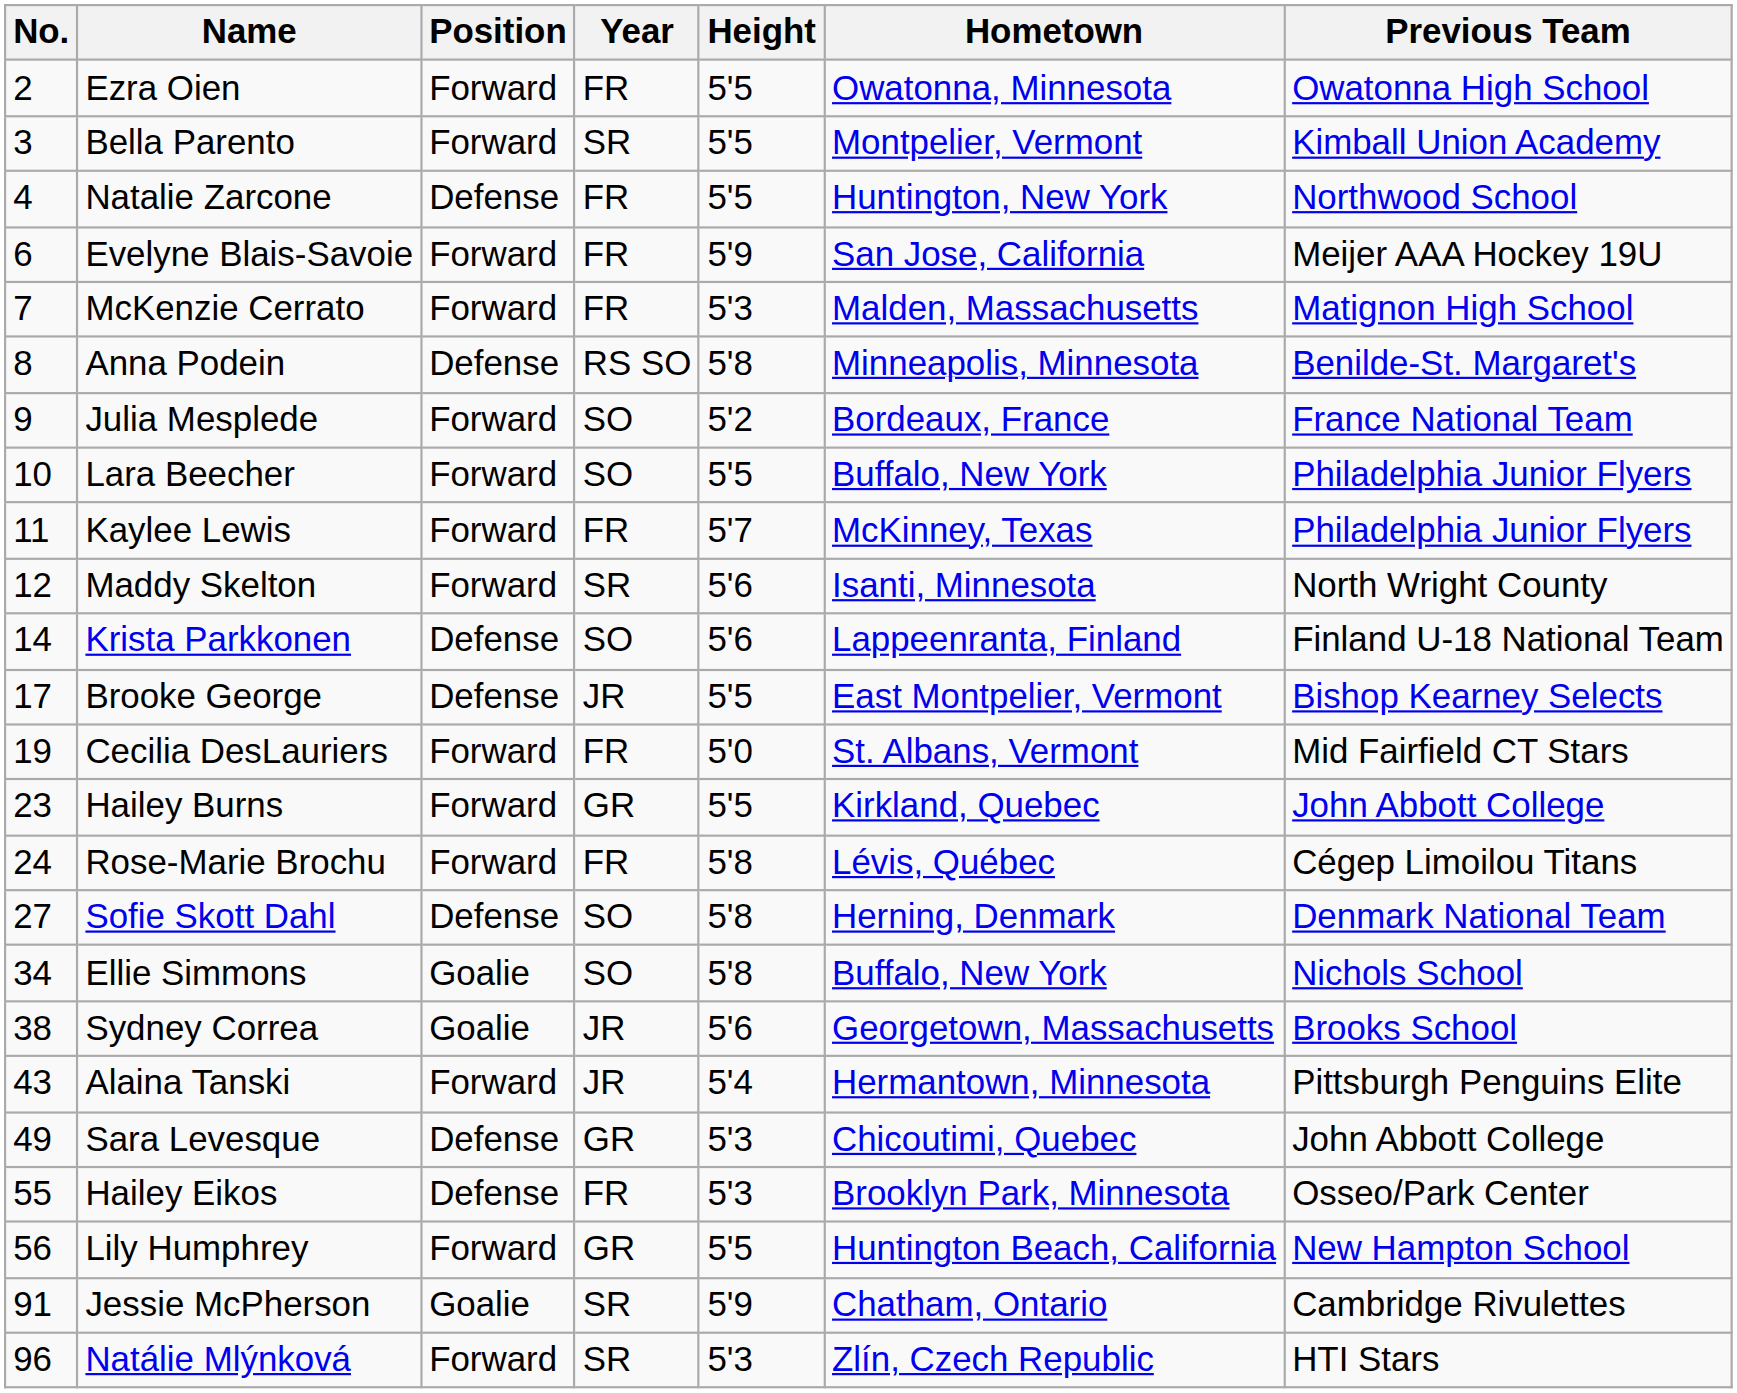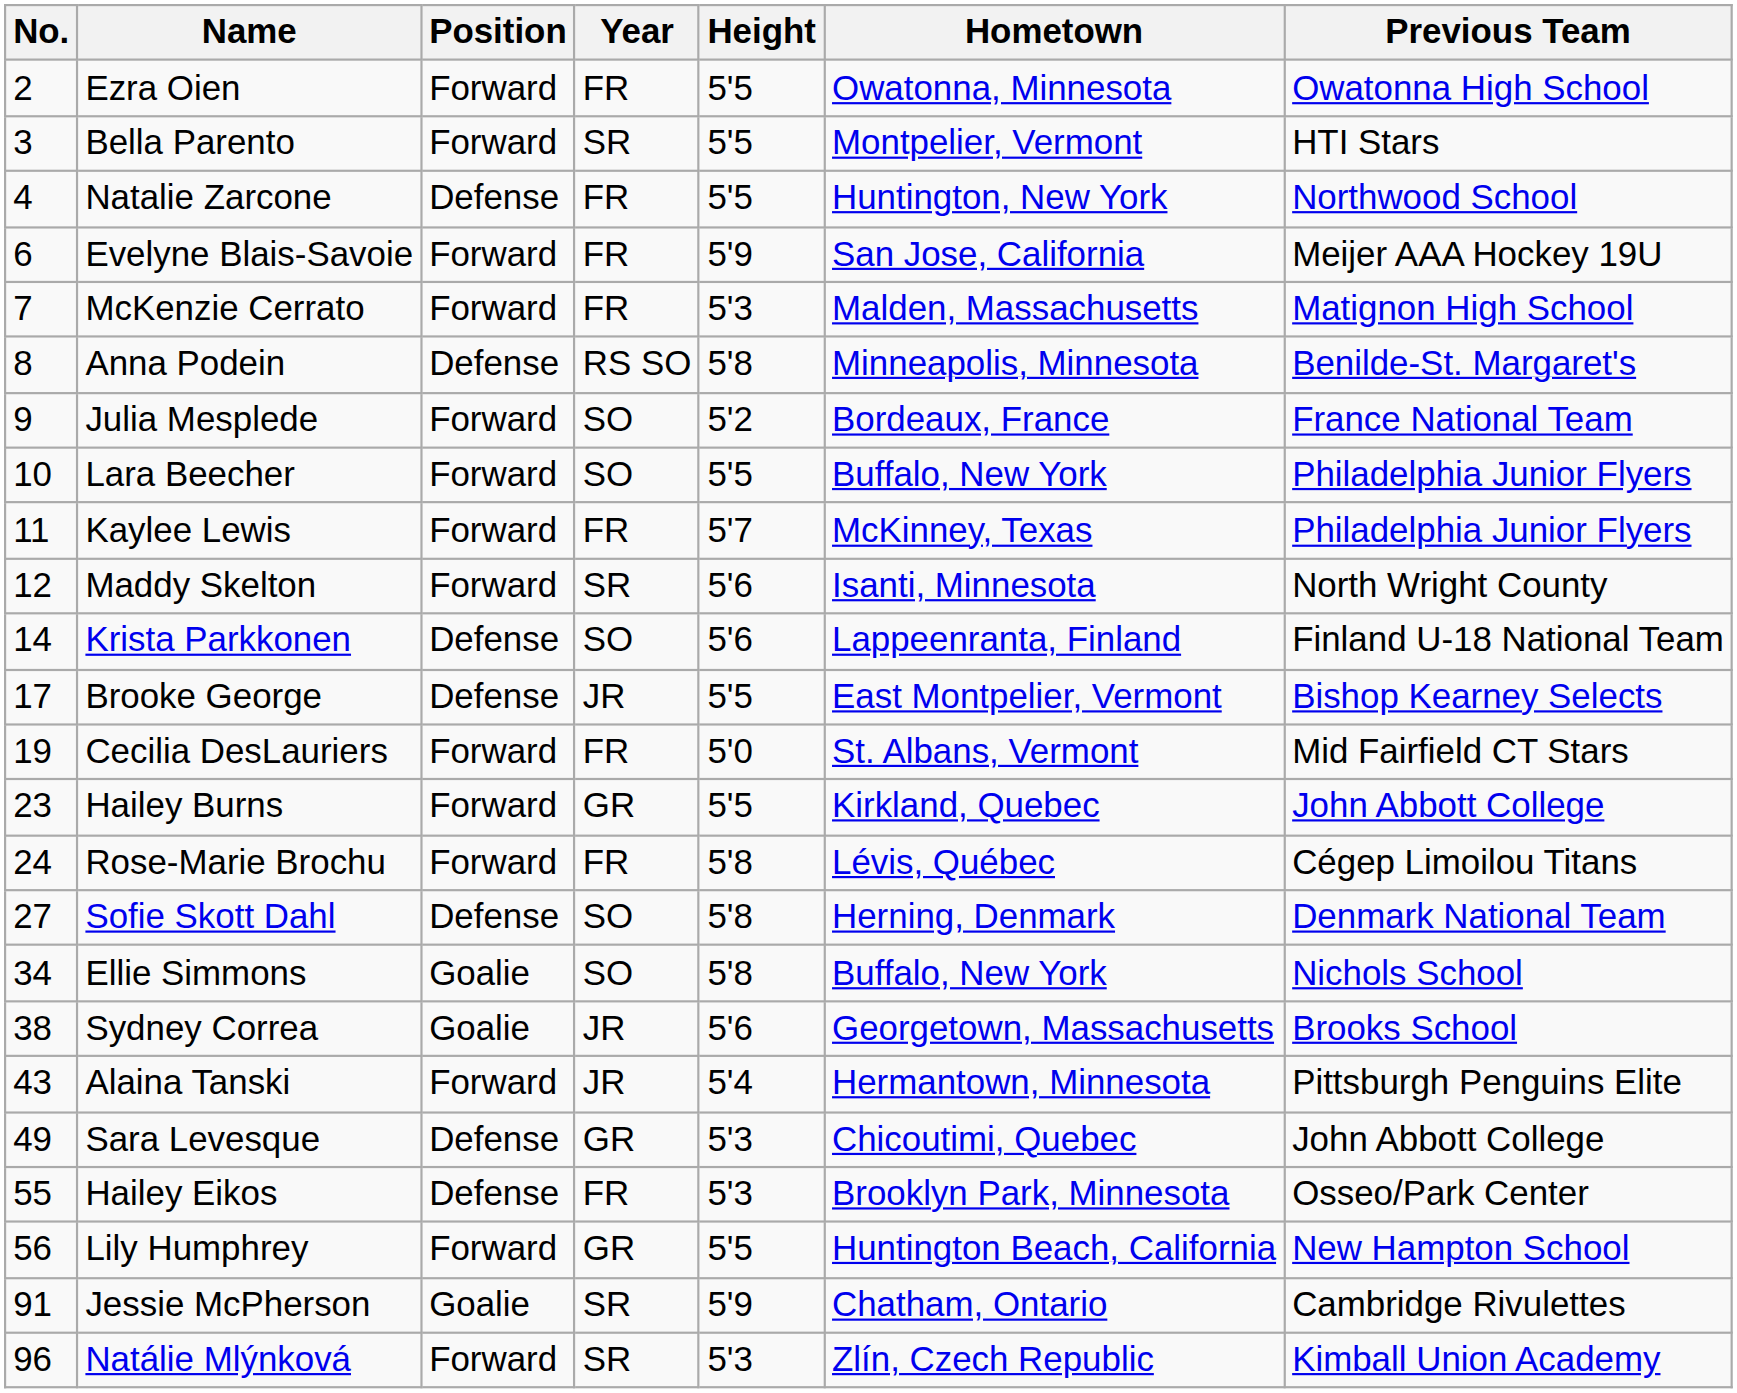(1476, 142) Kimball Union Academy -> (1366, 142) HTI Stars
(1366, 1359) HTI Stars -> (1476, 1359) Kimball Union Academy
